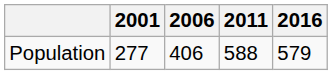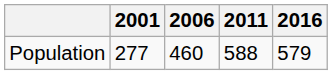(186, 52) 406 -> (186, 52) 460
